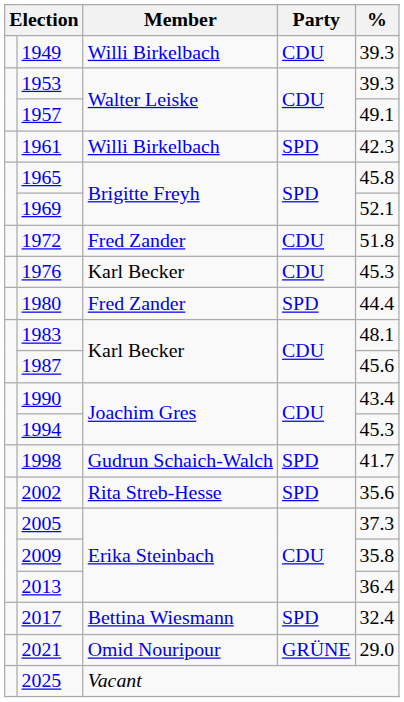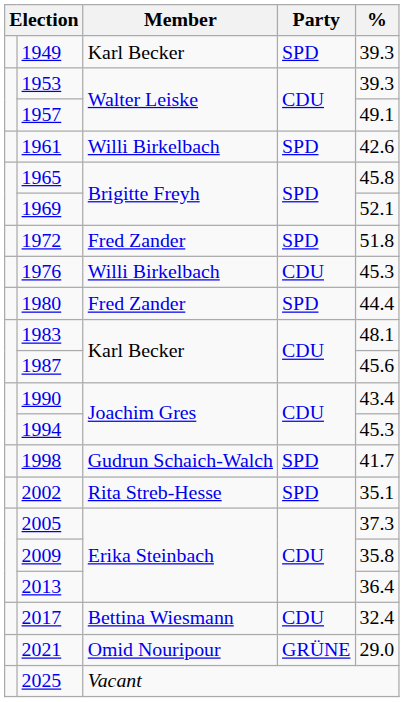(154, 51) Willi Birkelbach -> (136, 51) Karl Becker
(303, 51) CDU -> (300, 51) SPD
(377, 146) 42.3 -> (377, 146) 42.6
(303, 240) CDU -> (300, 240) SPD
(136, 271) Karl Becker -> (154, 271) Willi Birkelbach
(377, 492) 35.6 -> (377, 492) 35.1
(300, 618) SPD -> (303, 618) CDU
